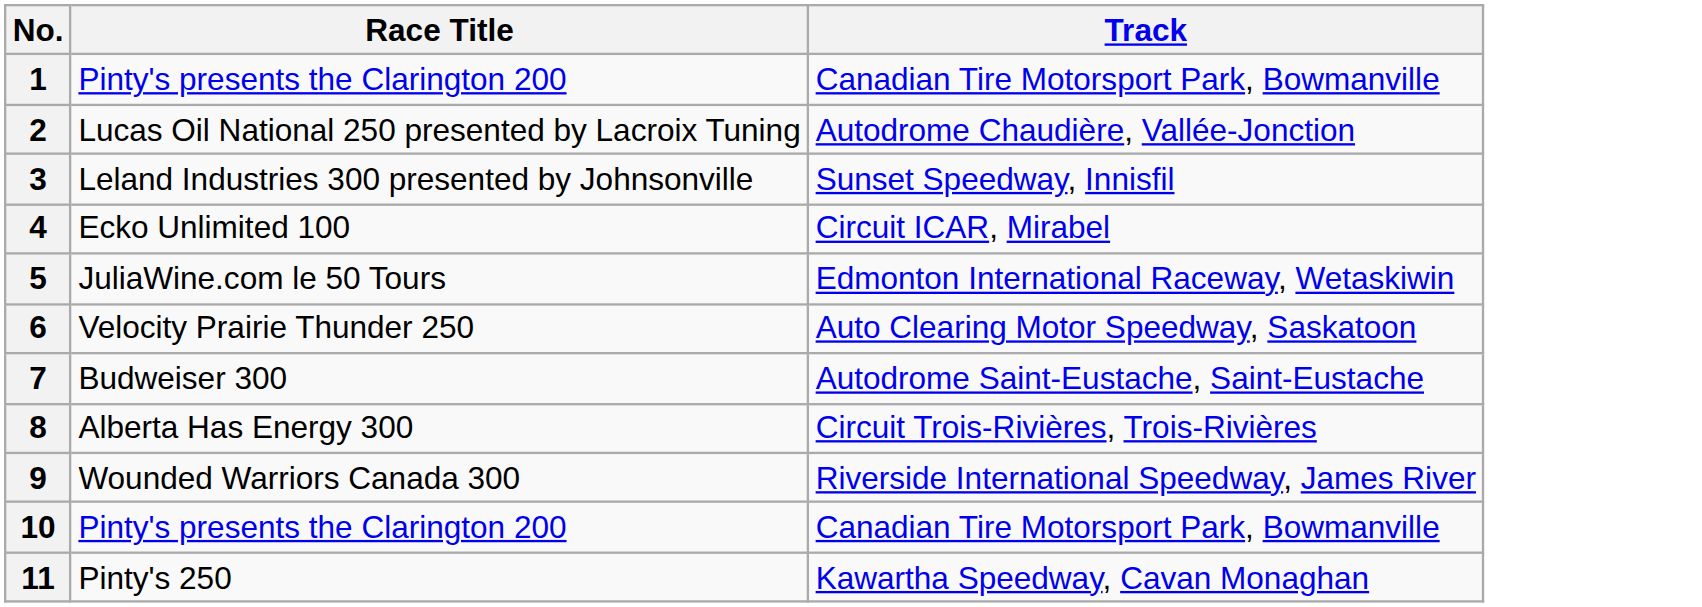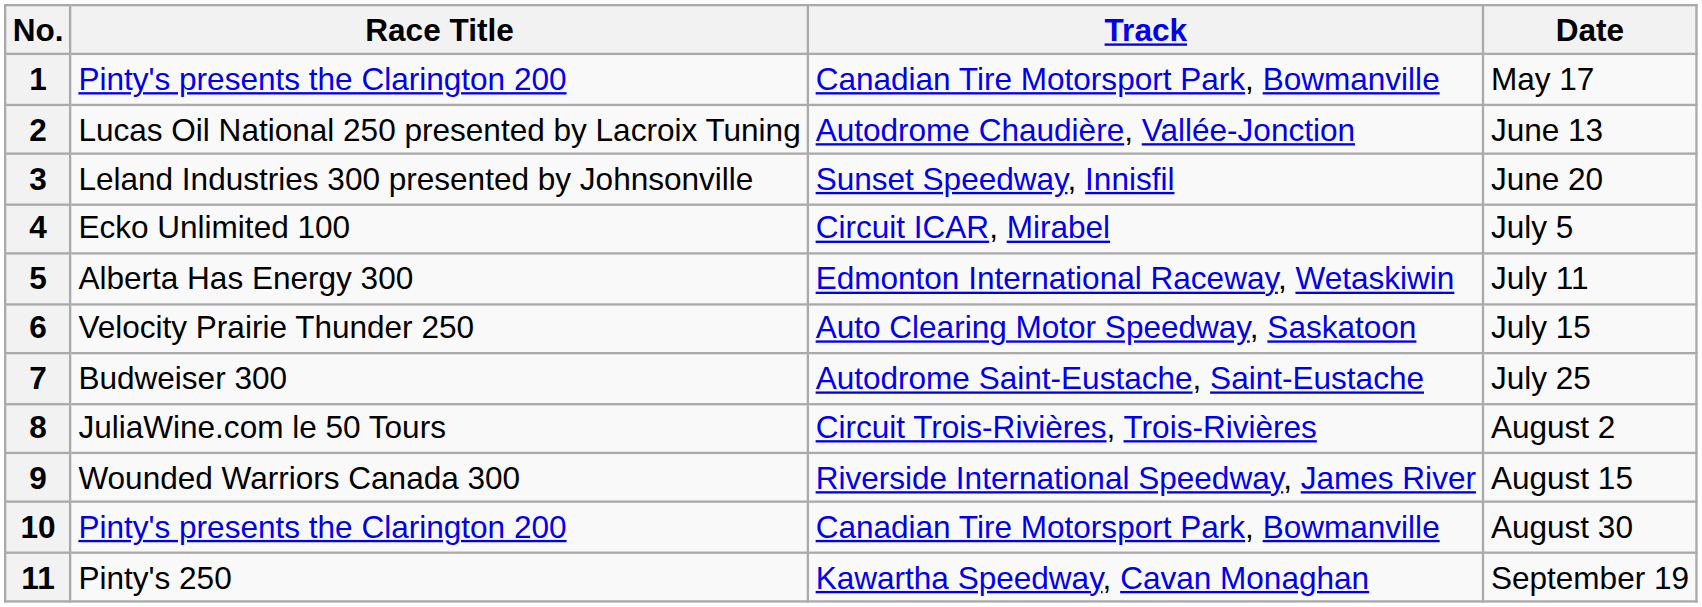+ column: (1590, 30)
(262, 278) JuliaWine.com le 50 Tours -> (246, 278) Alberta Has Energy 300
(246, 428) Alberta Has Energy 300 -> (262, 428) JuliaWine.com le 50 Tours
